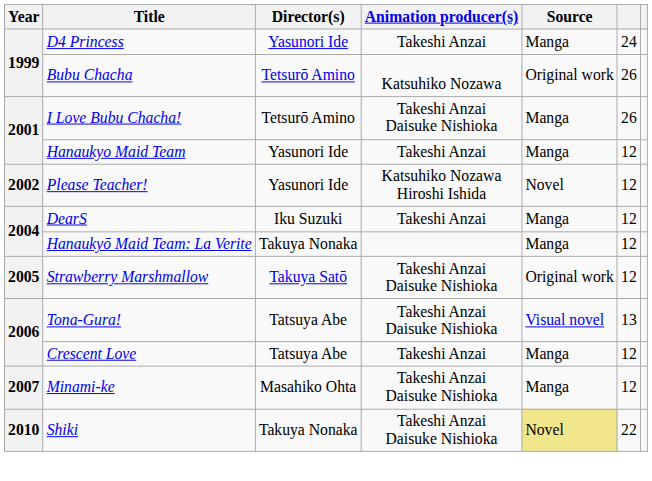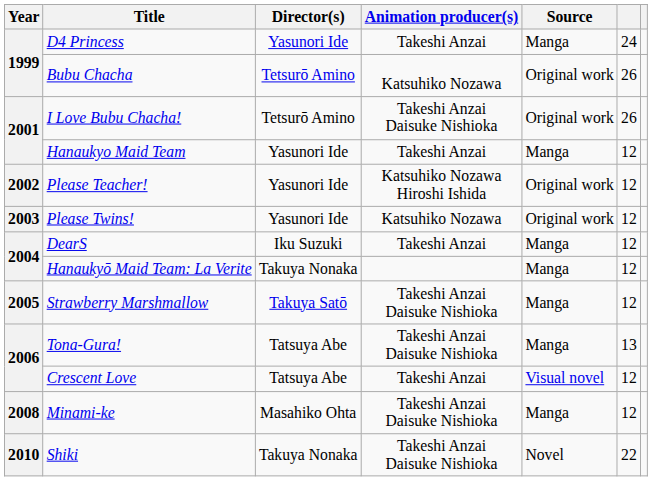(547, 117) Manga -> (570, 117) Original work
(545, 185) Novel -> (570, 185) Original work
+ row: (90, 219)
(570, 277) Original work -> (547, 302) Manga
(565, 320) Visual novel -> (547, 344) Manga
(547, 353) Manga -> (565, 378) Visual novel
(24, 387) 2007 -> (24, 412) 2008
(545, 430) khaki background -> (545, 454) no background
